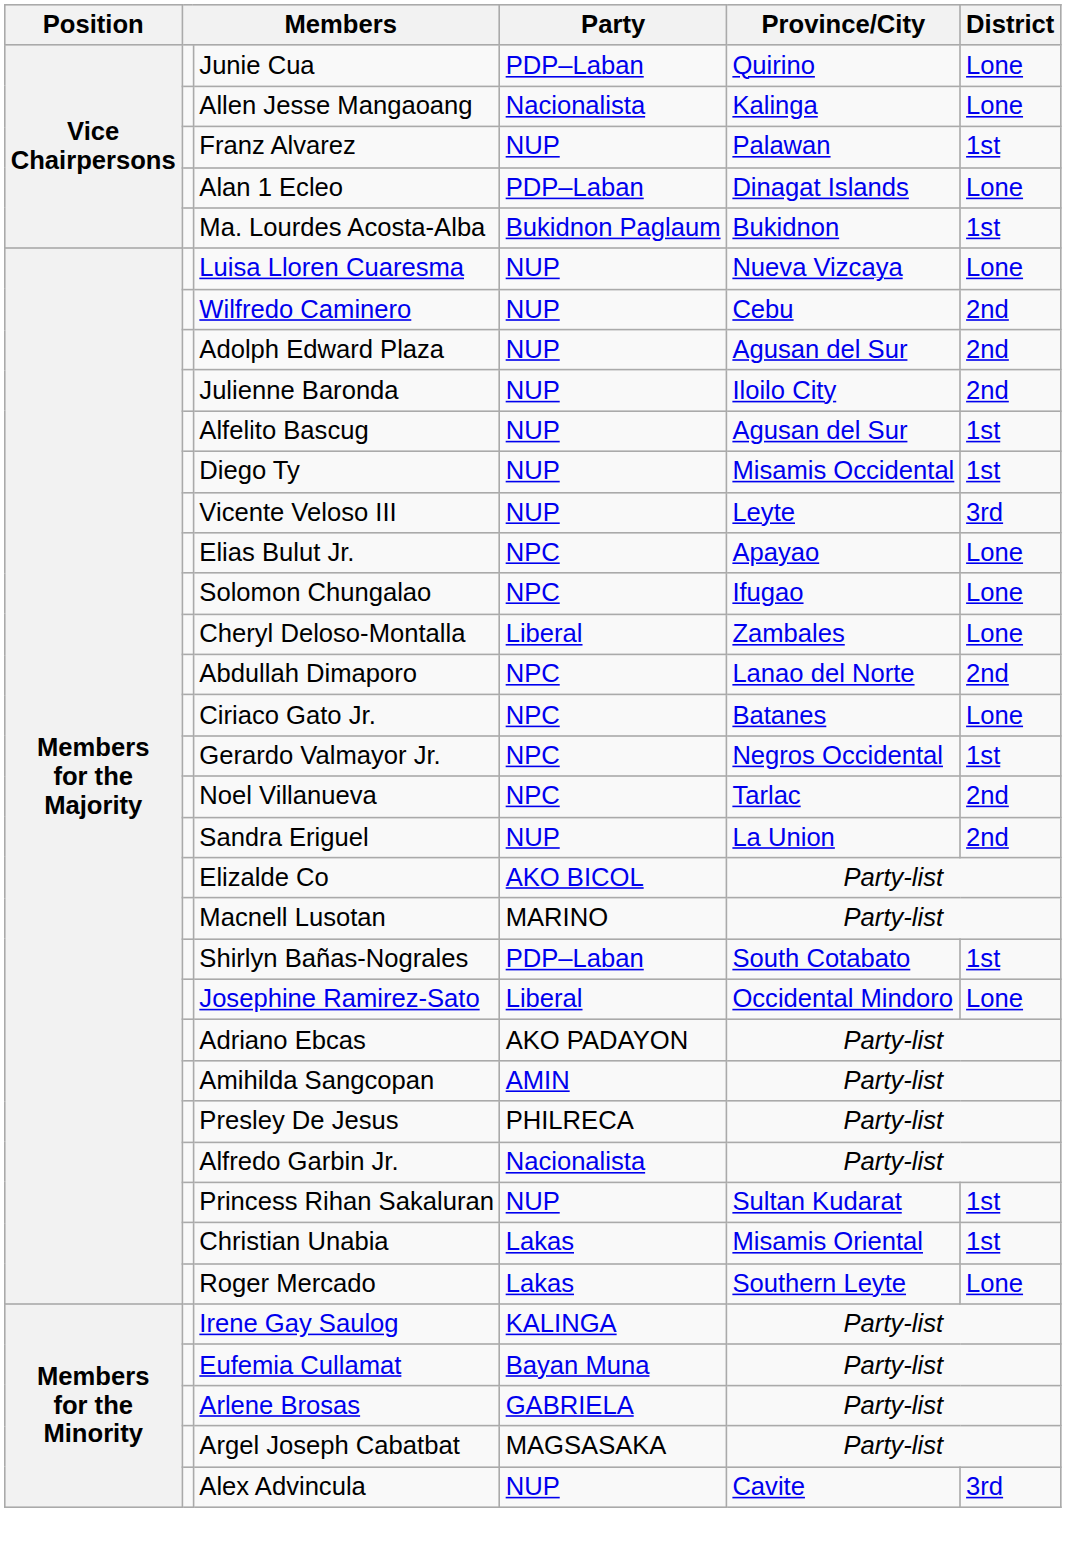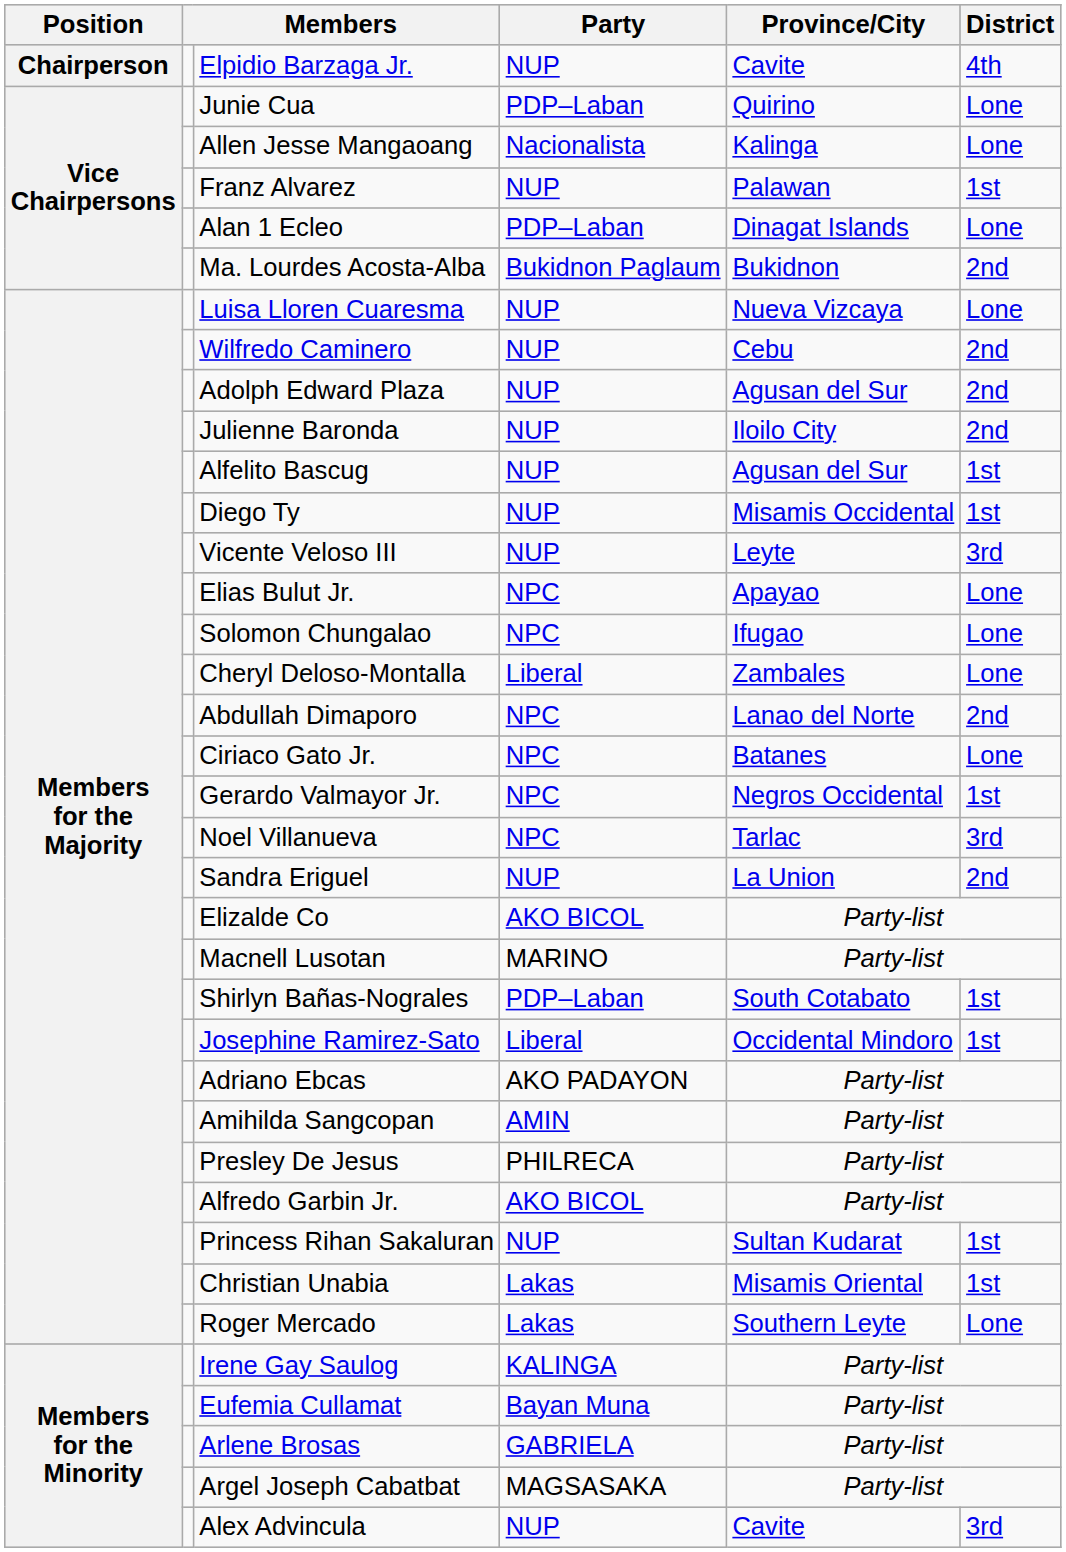+ row: (306, 65)
(983, 227) 1st -> (987, 268) 2nd
(987, 796) 2nd -> (985, 836) 3rd
(995, 999) Lone -> (983, 1039) 1st
(575, 1161) Nacionalista -> (575, 1202) AKO BICOL
